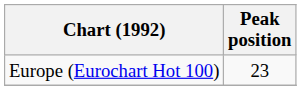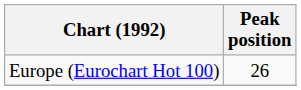(260, 70) 23 -> (260, 70) 26
